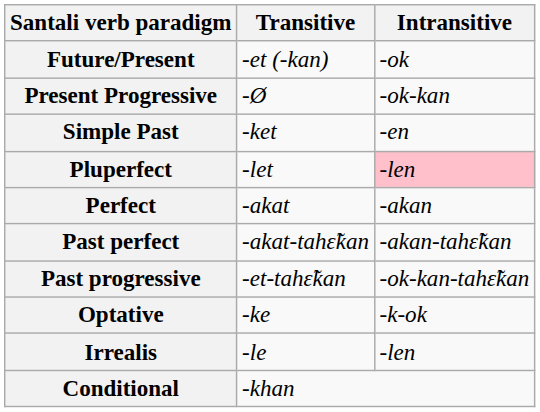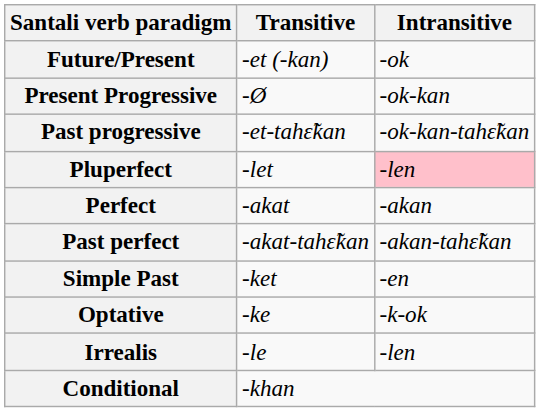rows swapped: (121, 132) <-> (121, 278)
